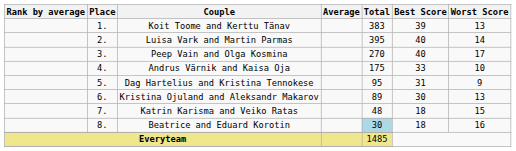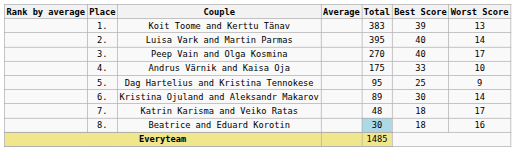(420, 82) 31 -> (420, 82) 25
(480, 97) 13 -> (480, 97) 14
(480, 111) 15 -> (480, 111) 17
